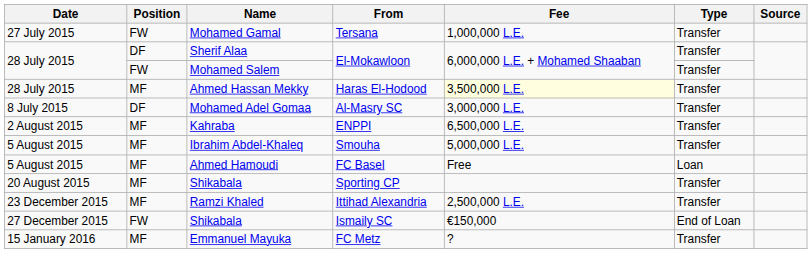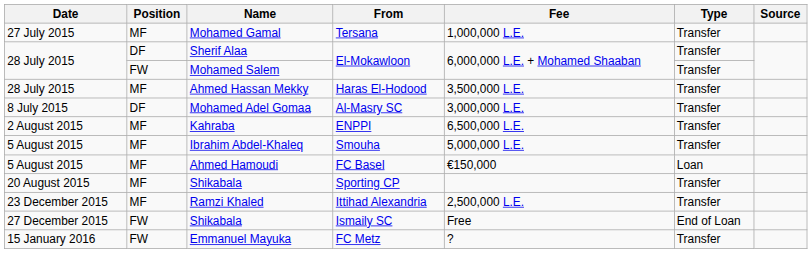(139, 33) FW -> (138, 33) MF
(485, 89) lightyellow background -> (485, 89) no background
(459, 164) Free -> (472, 164) €150,000
(472, 220) €150,000 -> (459, 220) Free
(138, 239) MF -> (139, 239) FW
